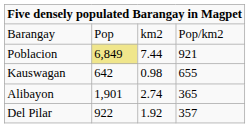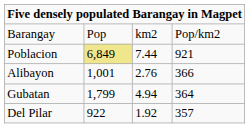- row: (36, 73)
(108, 93) 1,901 -> (101, 73) 1,001
(151, 93) 2.74 -> (146, 73) 2.76
(188, 93) 365 -> (184, 73) 366
+ row: (28, 93)
